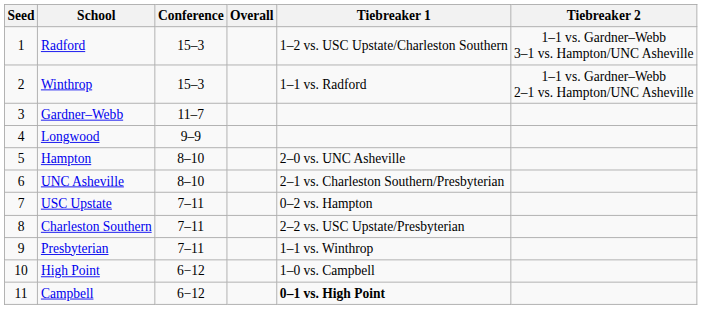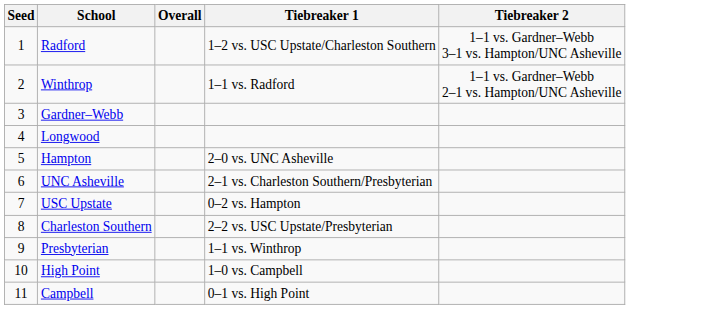- column: (191, 15)
(332, 293) bold -> (258, 293) normal
